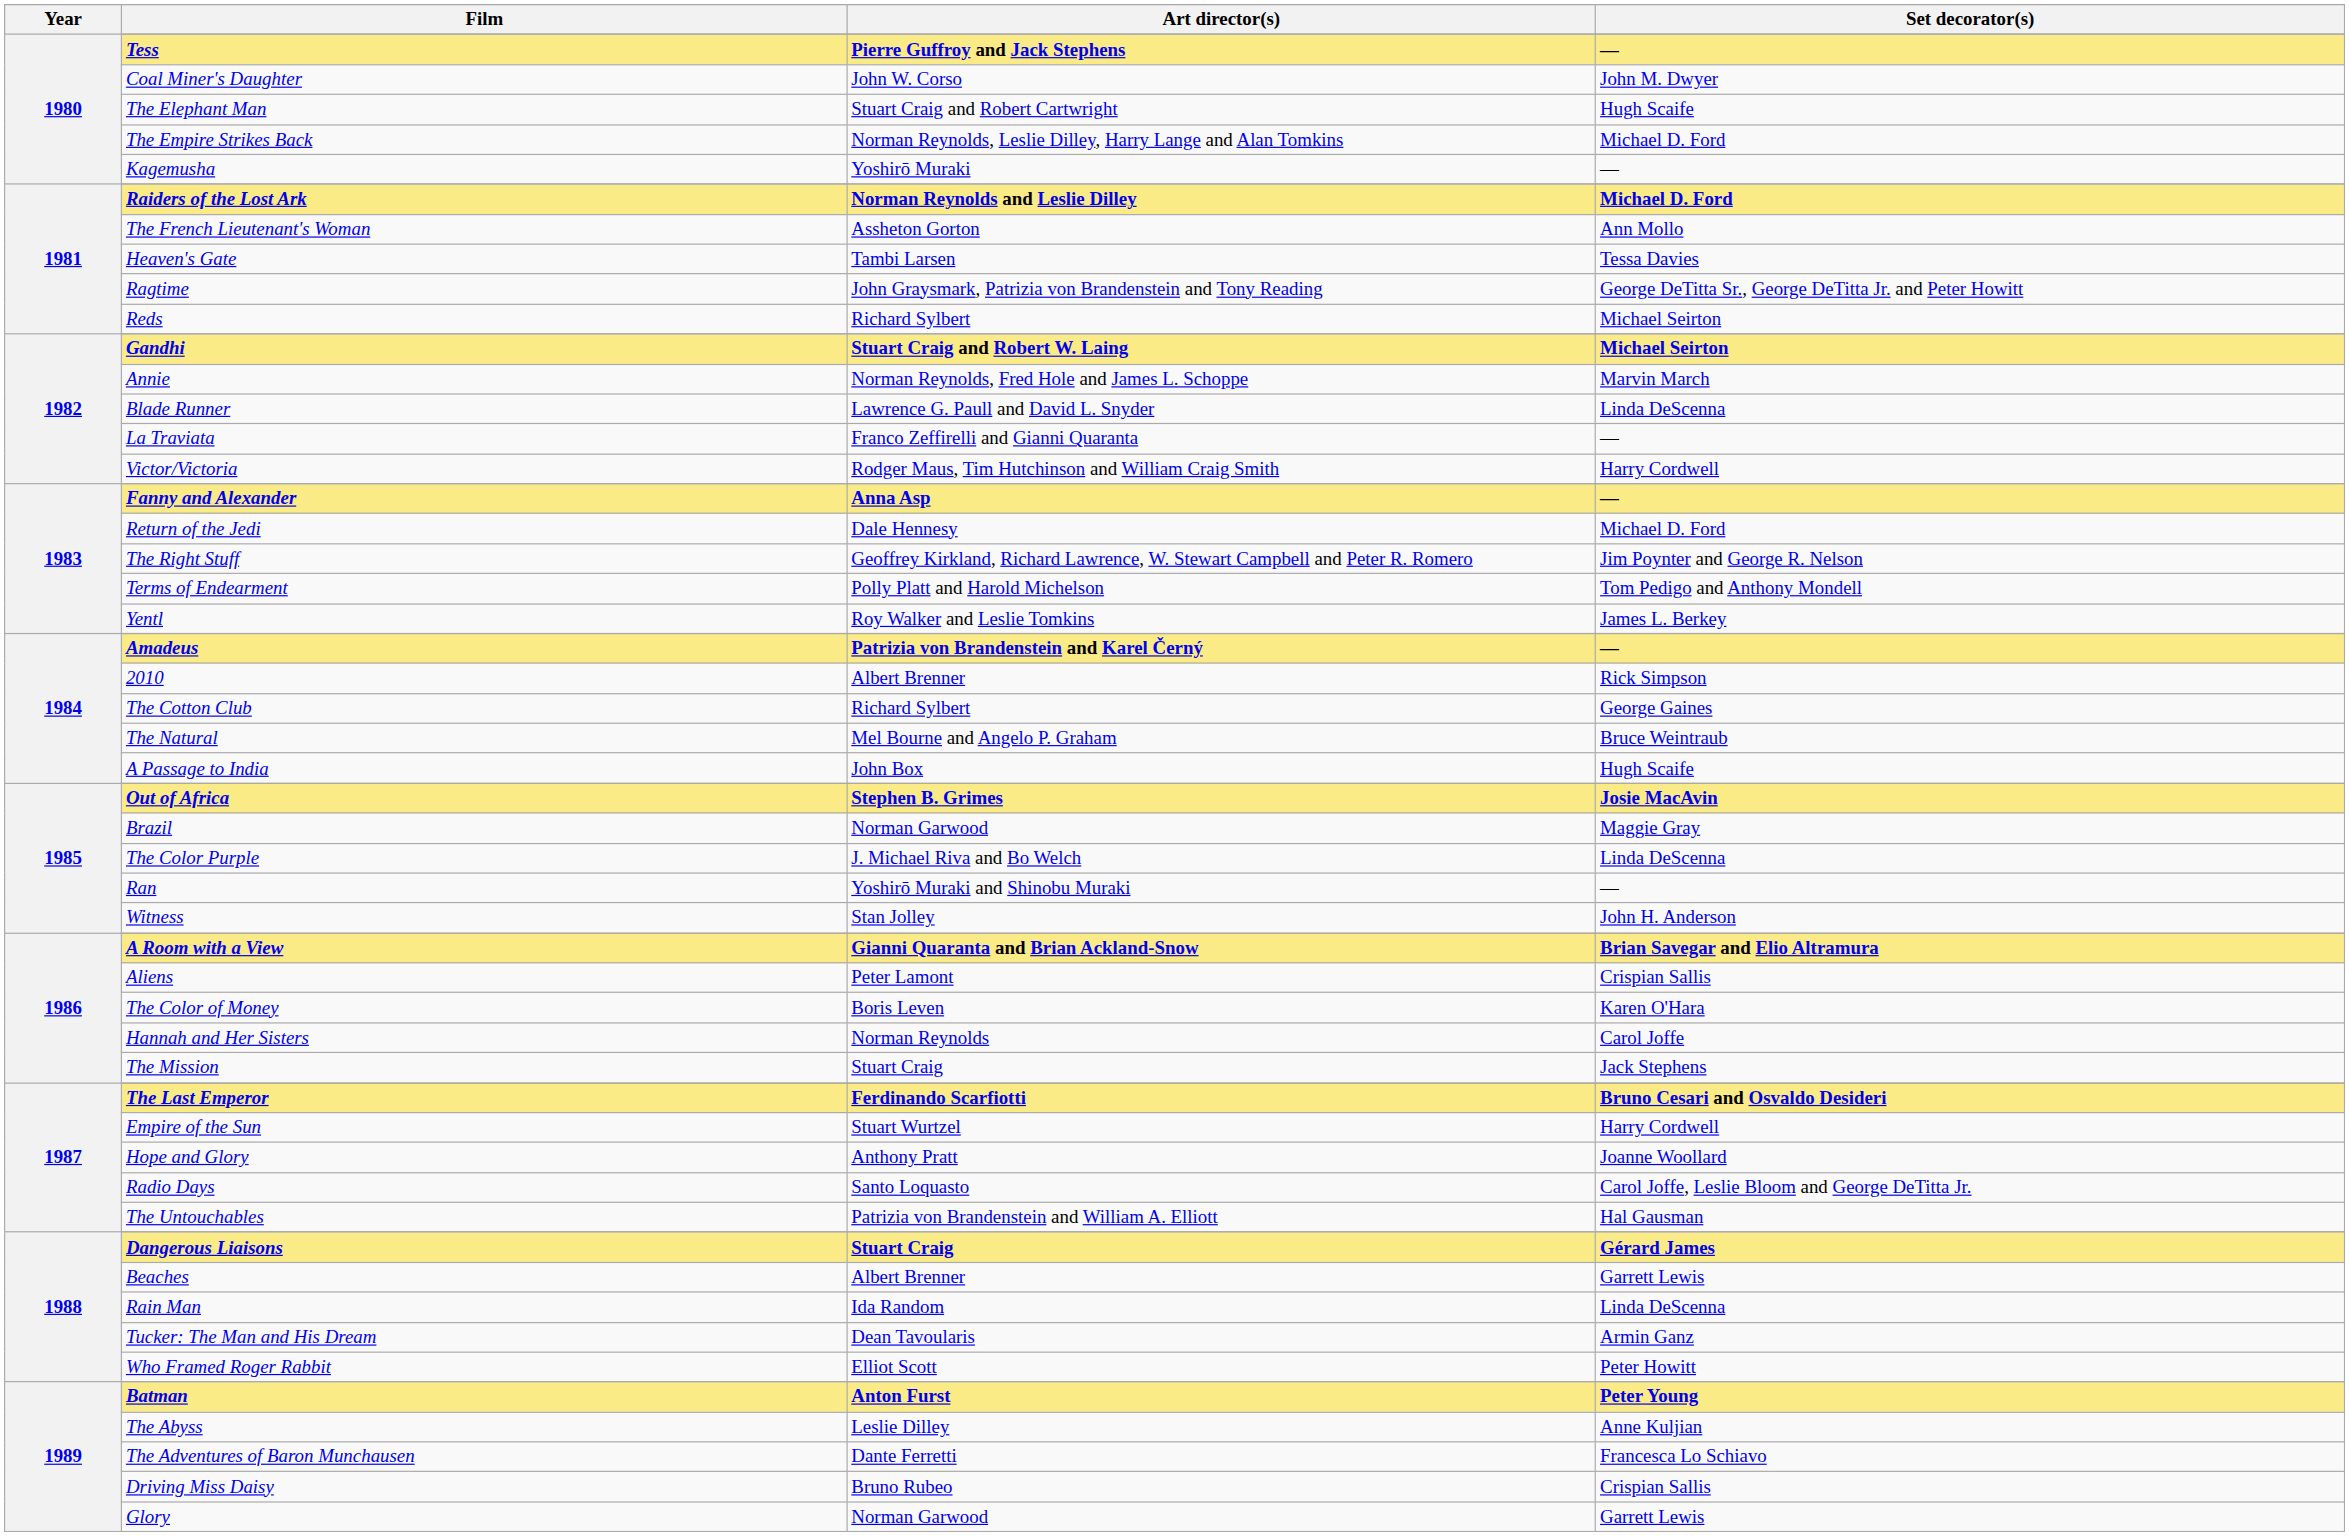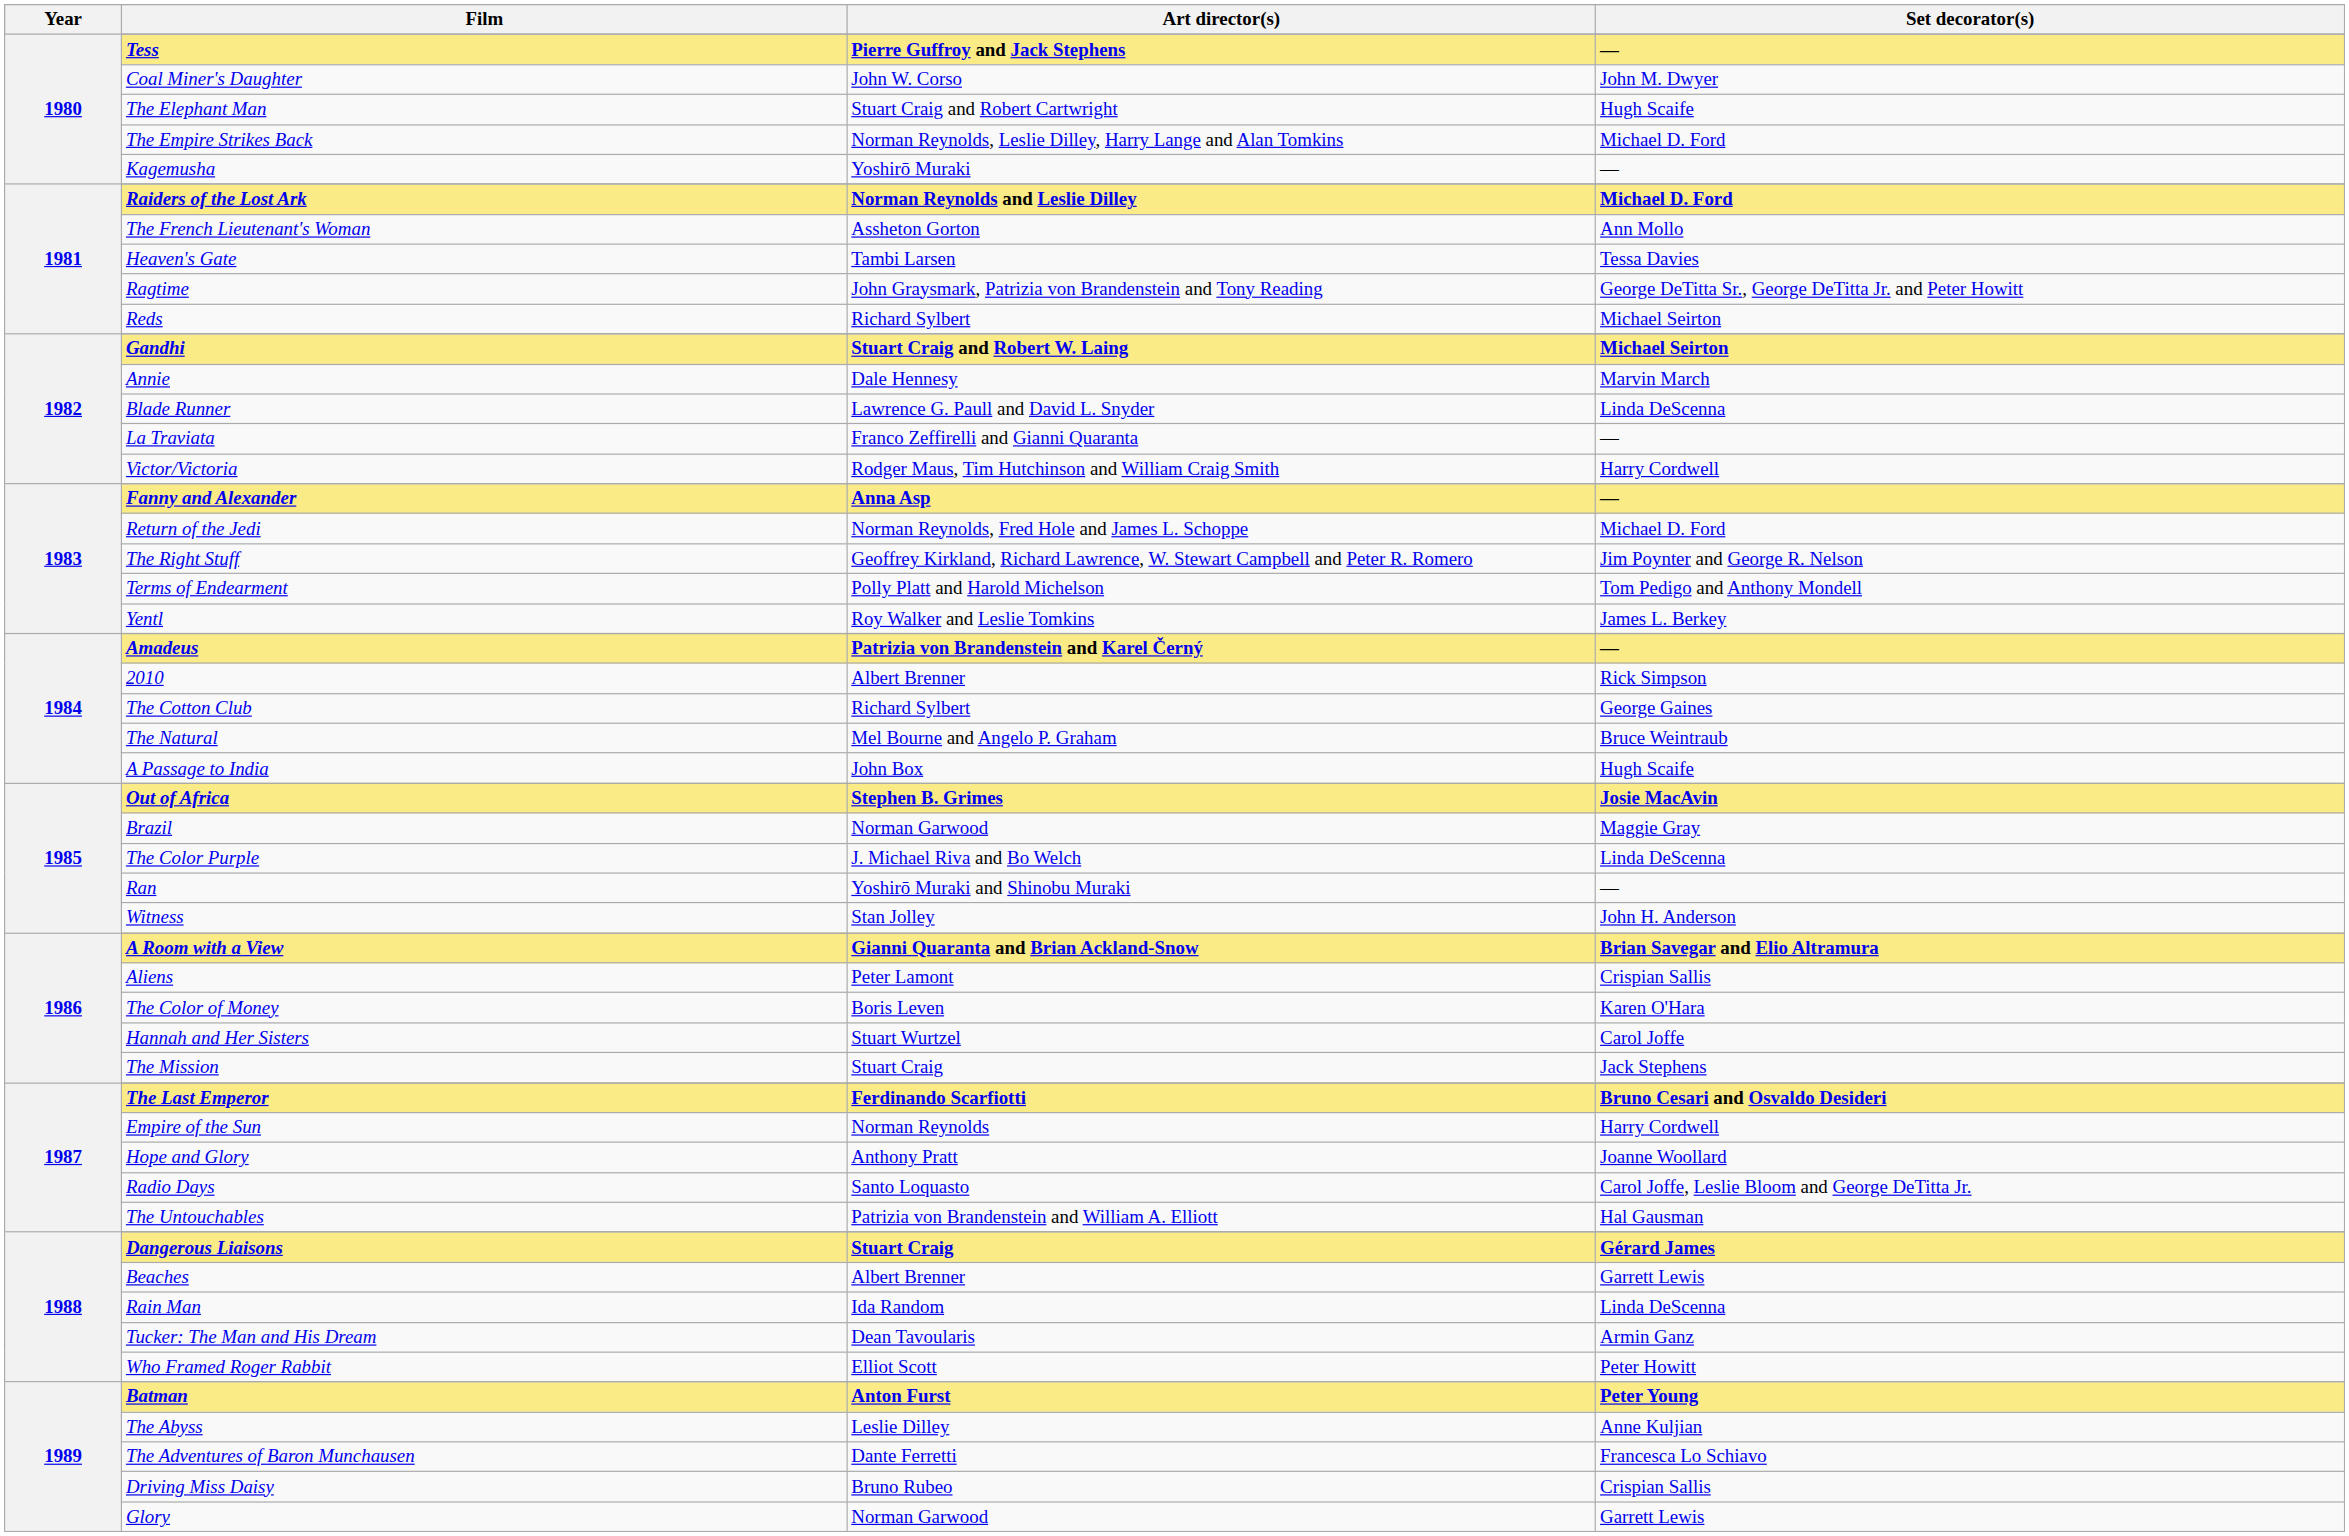(1050, 378) Norman Reynolds, Fred Hole and James L. Schoppe -> (905, 378) Dale Hennesy
(905, 528) Dale Hennesy -> (1050, 528) Norman Reynolds, Fred Hole and James L. Schoppe
(920, 1037) Norman Reynolds -> (906, 1037) Stuart Wurtzel
(906, 1127) Stuart Wurtzel -> (920, 1127) Norman Reynolds
